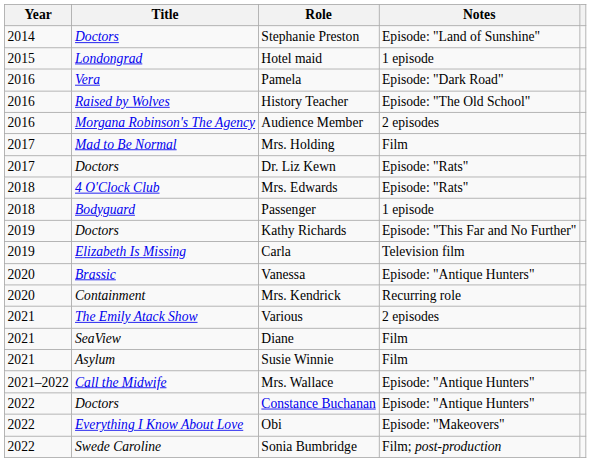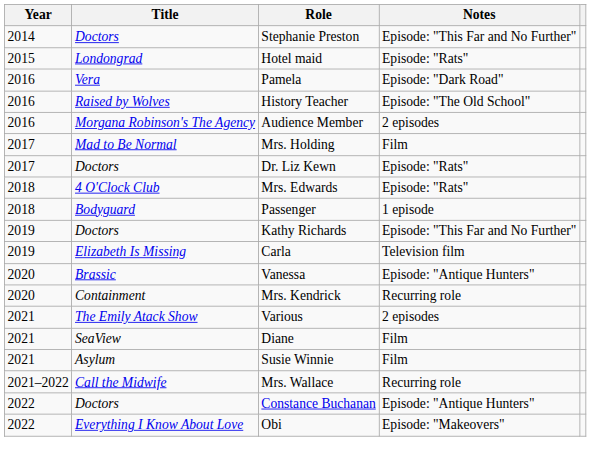(461, 36) Episode: "Land of Sunshine" -> (479, 36) Episode: "This Far and No Further"
(408, 58) 1 episode -> (425, 58) Episode: "Rats"
(458, 381) Episode: "Antique Hunters" -> (422, 381) Recurring role
- row: (309, 446)
